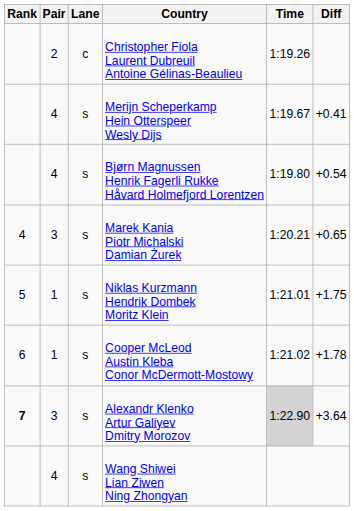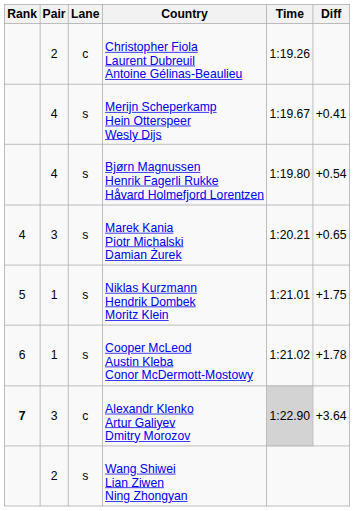(85, 415) s -> (85, 415) c
(54, 476) 4 -> (54, 476) 2
